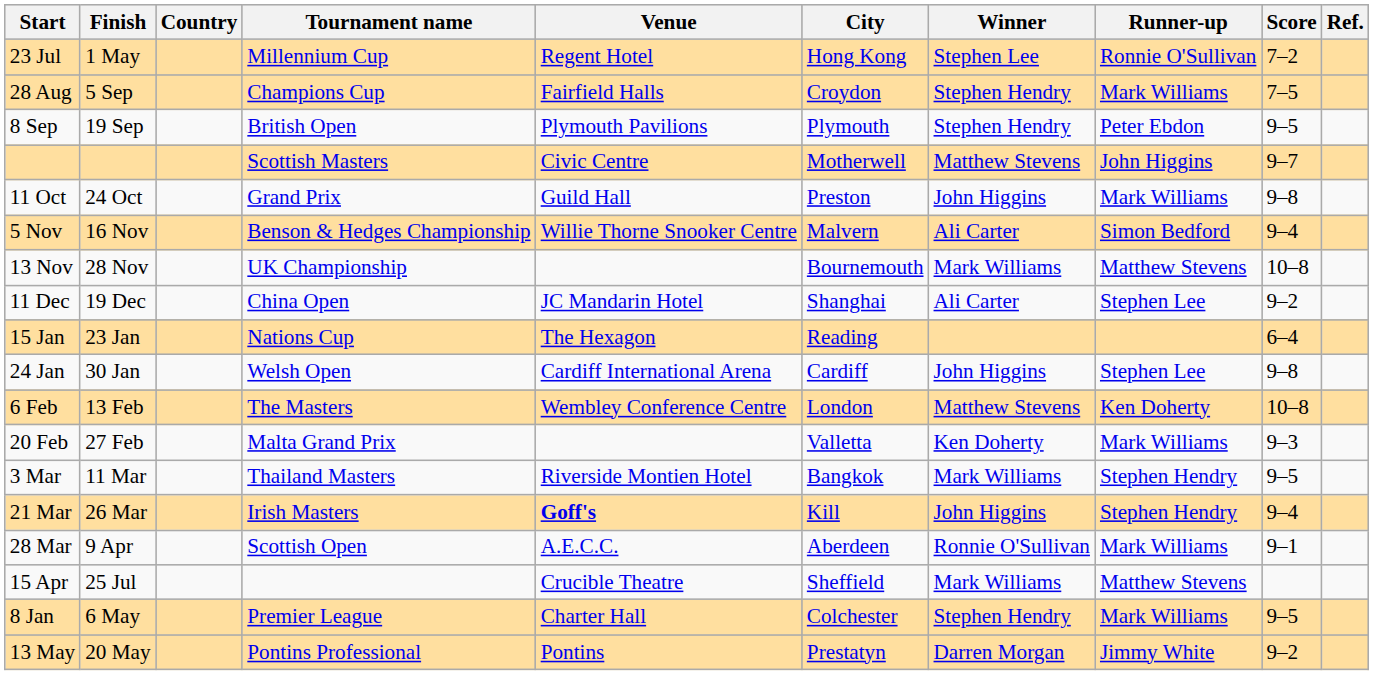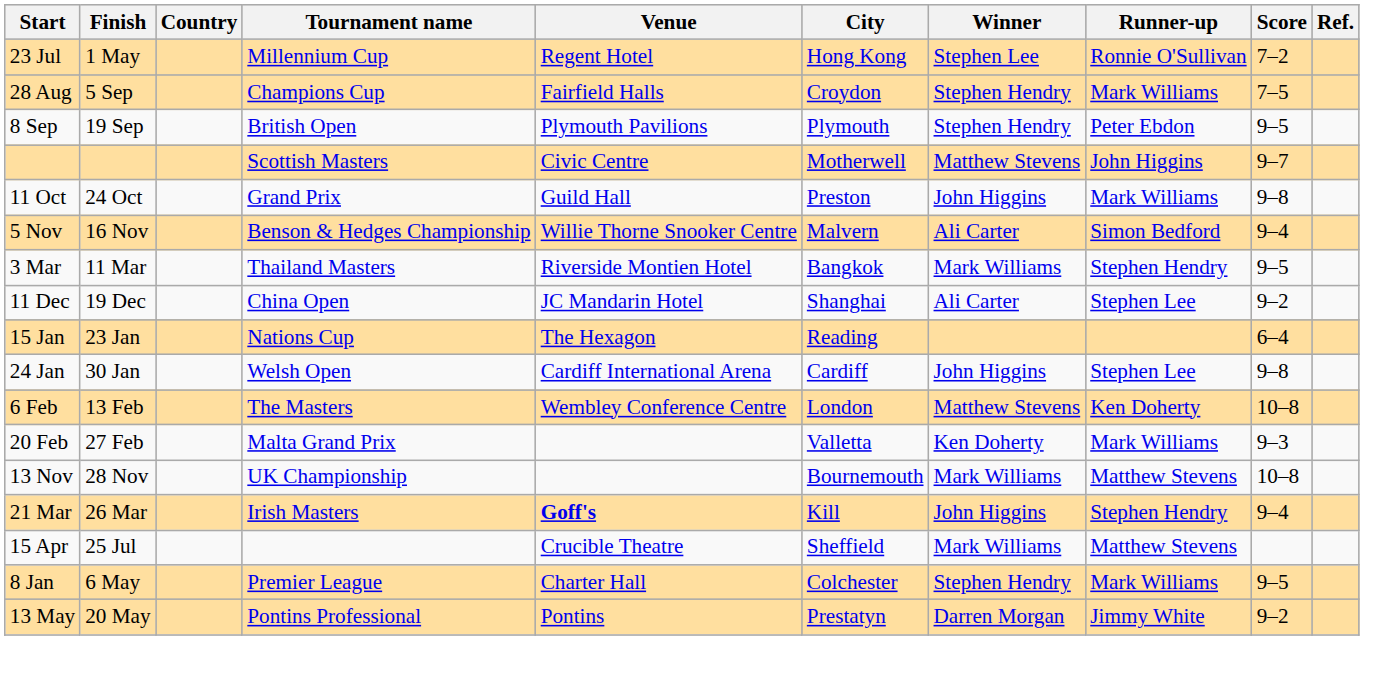rows swapped: (41, 266) <-> (35, 476)
- row: (41, 546)
